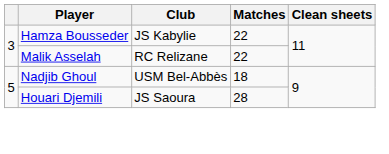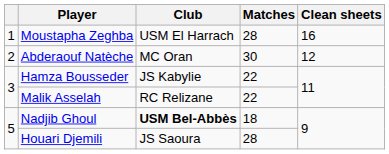+ row: (77, 36)
+ row: (77, 56)
(181, 77) normal -> (188, 118) bold
